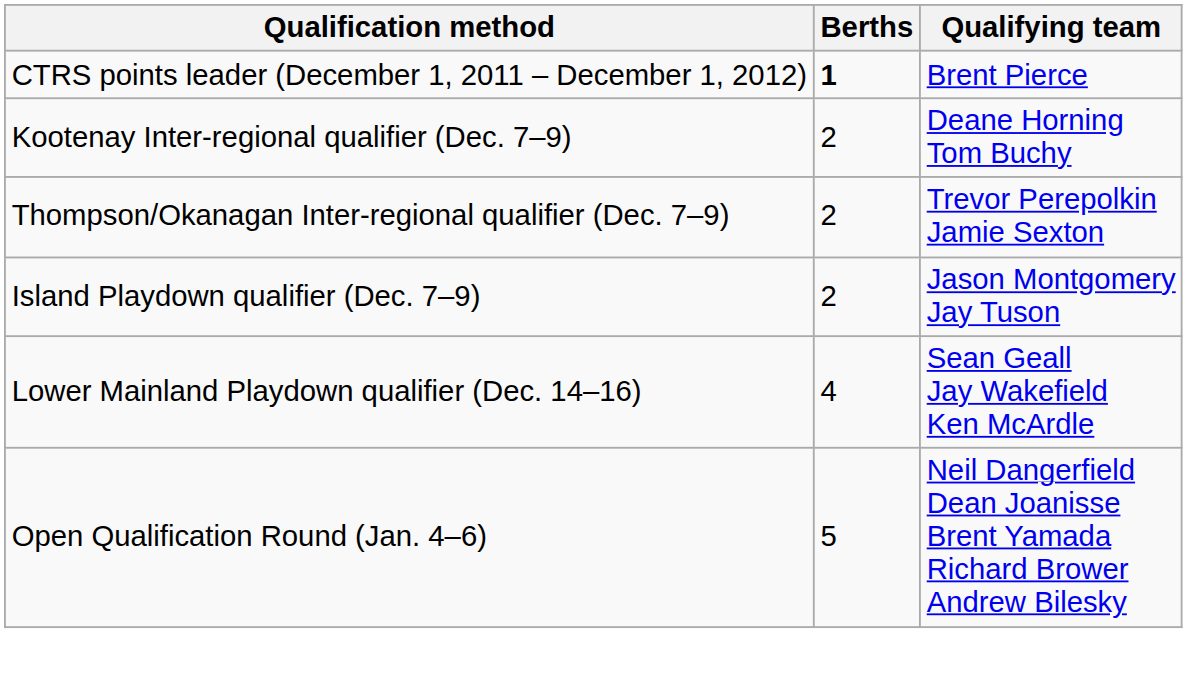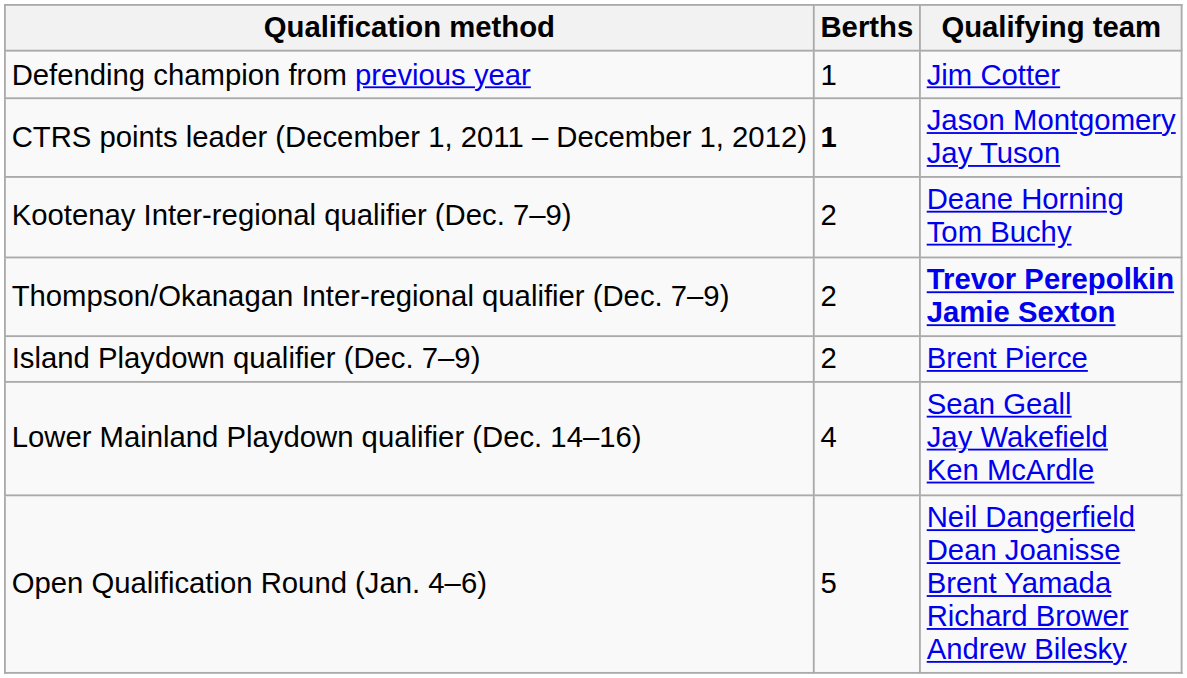+ row: (271, 74)
(1007, 74) Brent Pierce -> (1051, 137) Jason Montgomery Jay Tuson
(1042, 216) normal -> (1050, 295) bold
(1051, 295) Jason Montgomery Jay Tuson -> (1007, 358) Brent Pierce
